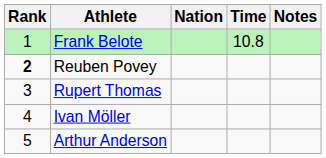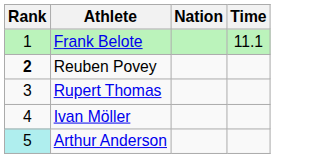- column: (296, 16)
(248, 41) 10.8 -> (248, 41) 11.1
(27, 141) no background -> (27, 141) paleturquoise background
